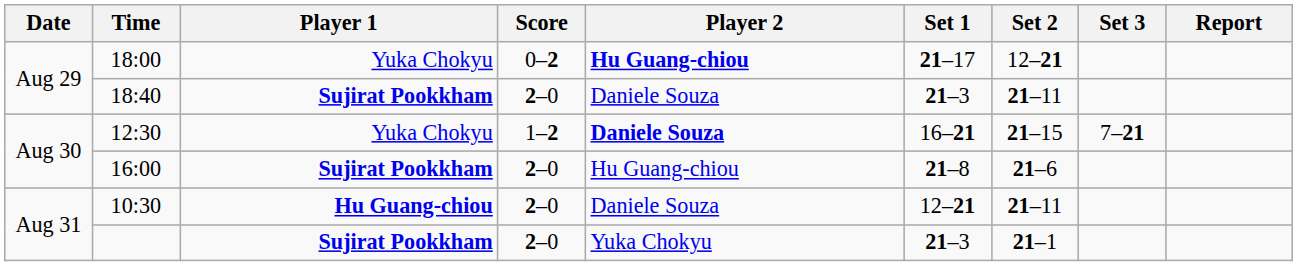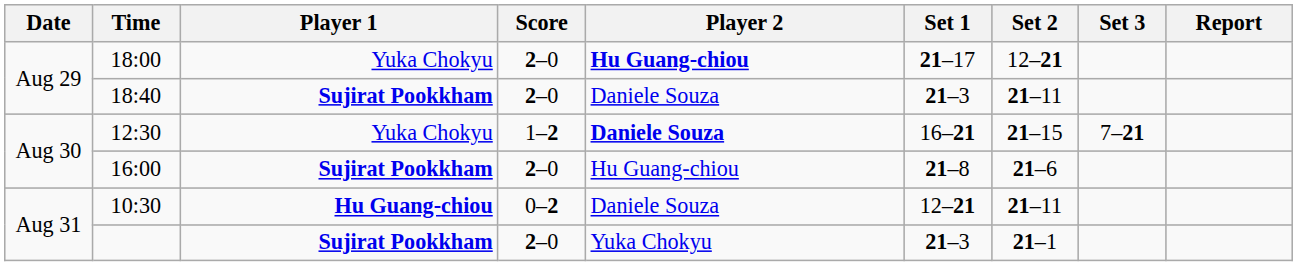(542, 59) 0–2 -> (542, 59) 2–0
(542, 206) 2–0 -> (542, 206) 0–2
